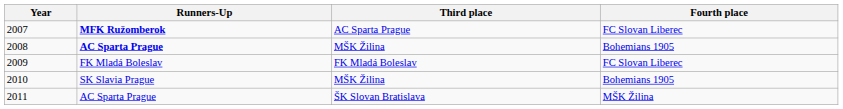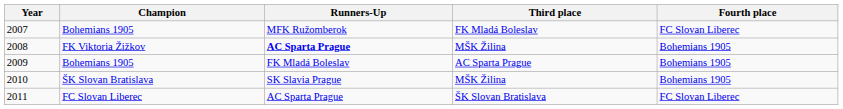+ column: (162, 12)
(123, 29) bold -> (307, 29) normal
(372, 29) AC Sparta Prague -> (496, 29) FK Mladá Boleslav
(375, 63) FK Mladá Boleslav -> (493, 63) AC Sparta Prague
(643, 63) FC Slovan Liberec -> (695, 63) Bohemians 1905
(628, 96) MŠK Žilina -> (699, 96) FC Slovan Liberec
